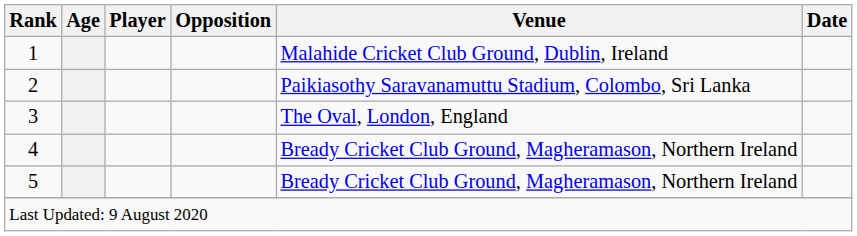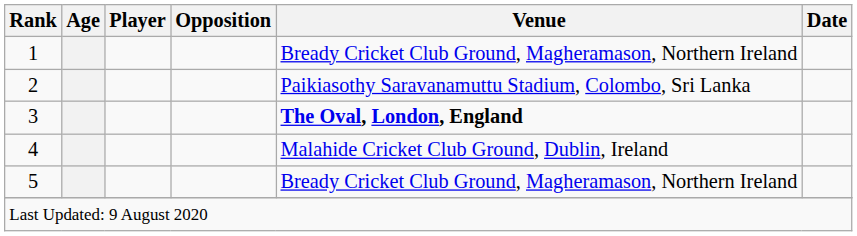(474, 52) Malahide Cricket Club Ground, Dublin, Ireland -> (539, 52) Bready Cricket Club Ground, Magheramason, Northern Ireland
(394, 117) normal -> (402, 117) bold
(539, 149) Bready Cricket Club Ground, Magheramason, Northern Ireland -> (474, 149) Malahide Cricket Club Ground, Dublin, Ireland
